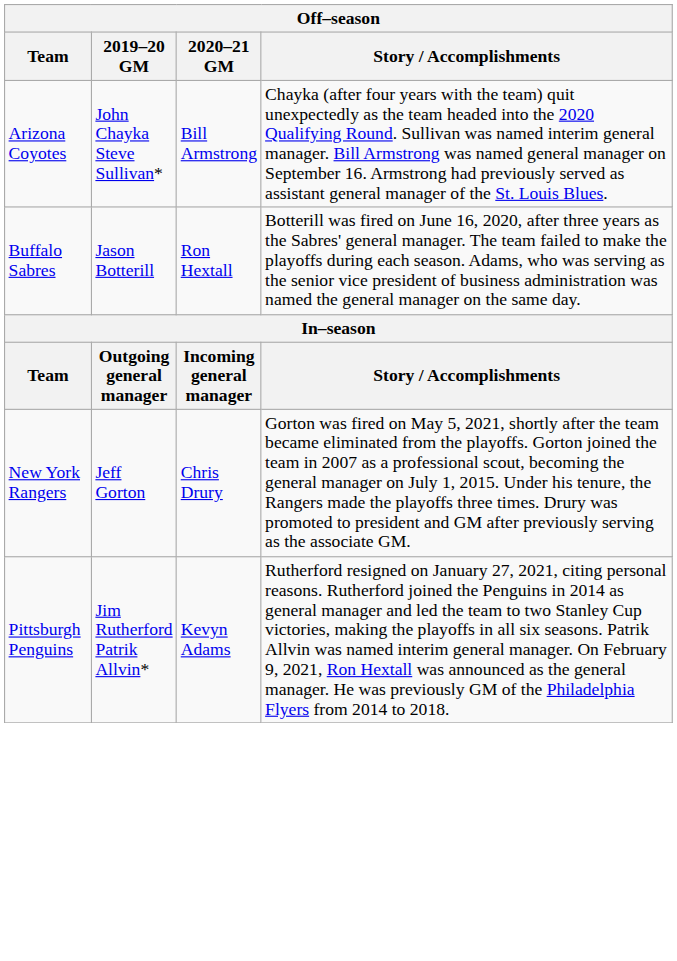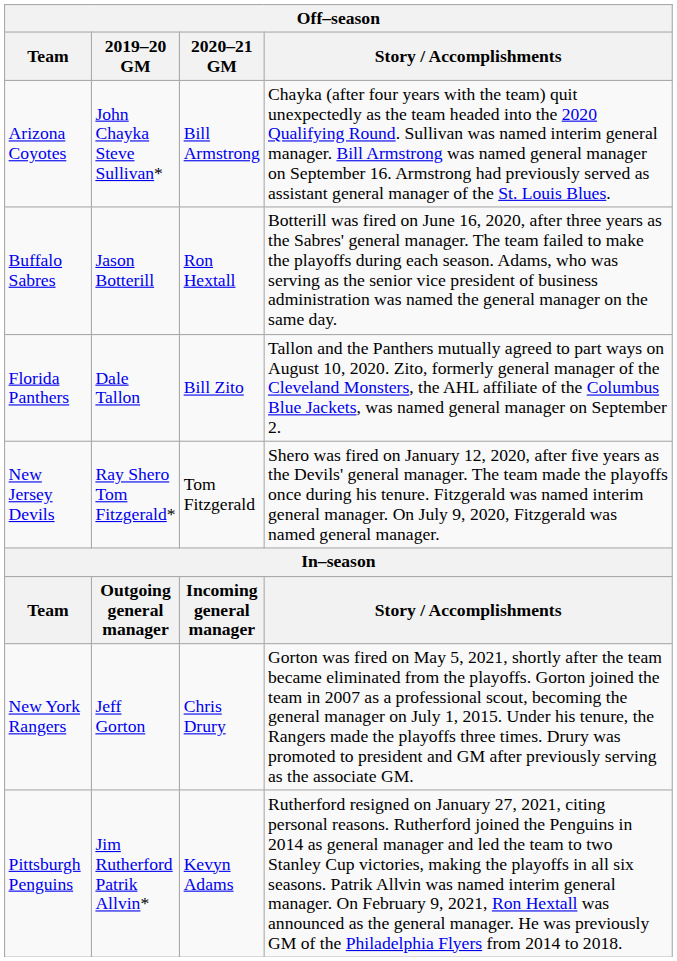+ row: (39, 387)
+ row: (32, 494)
